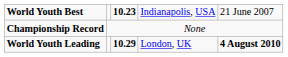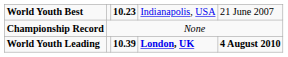(124, 44) 10.29 -> (124, 44) 10.39
(166, 44) normal -> (167, 44) bold
